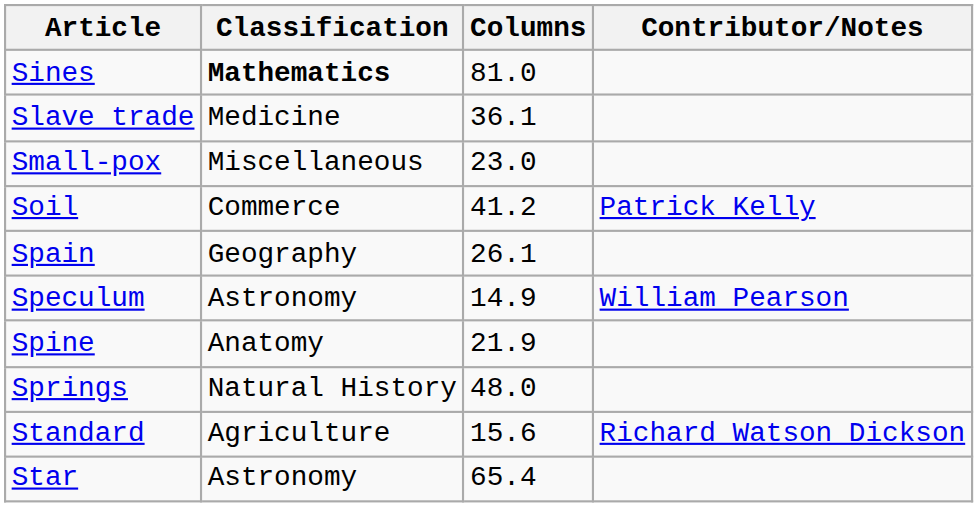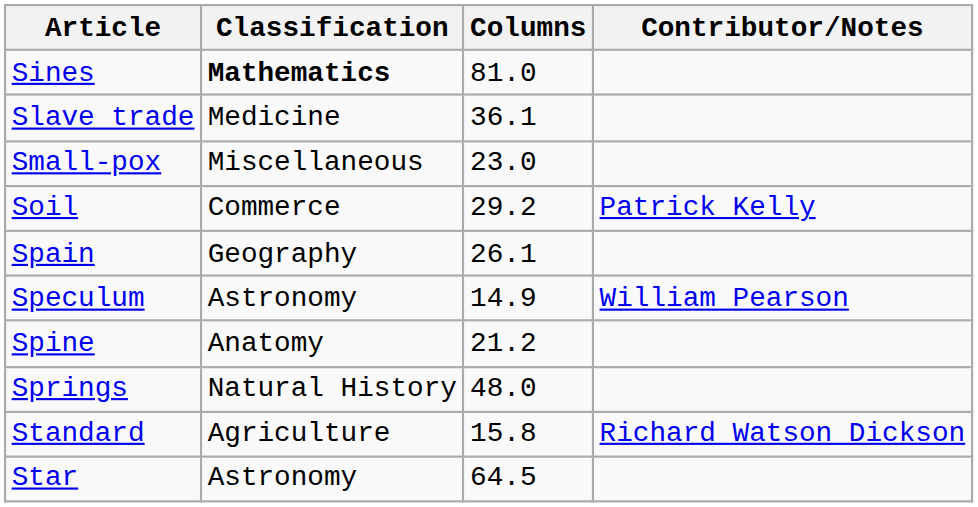(503, 208) 41.2 -> (503, 208) 29.2
(503, 344) 21.9 -> (503, 344) 21.2
(503, 434) 15.6 -> (503, 434) 15.8
(503, 479) 65.4 -> (503, 479) 64.5
